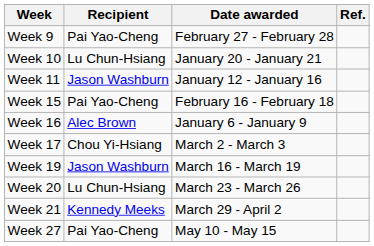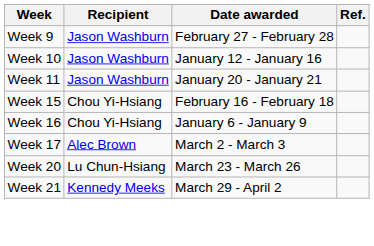(113, 36) Pai Yao-Cheng -> (118, 36) Jason Washburn
(116, 58) Lu Chun-Hsiang -> (118, 58) Jason Washburn
(248, 58) January 20 - January 21 -> (248, 58) January 12 - January 16
(248, 79) January 12 - January 16 -> (248, 79) January 20 - January 21
(113, 101) Pai Yao-Cheng -> (115, 101) Chou Yi-Hsiang
(102, 123) Alec Brown -> (115, 123) Chou Yi-Hsiang
(115, 144) Chou Yi-Hsiang -> (102, 144) Alec Brown
- row: (34, 166)
- row: (34, 230)
